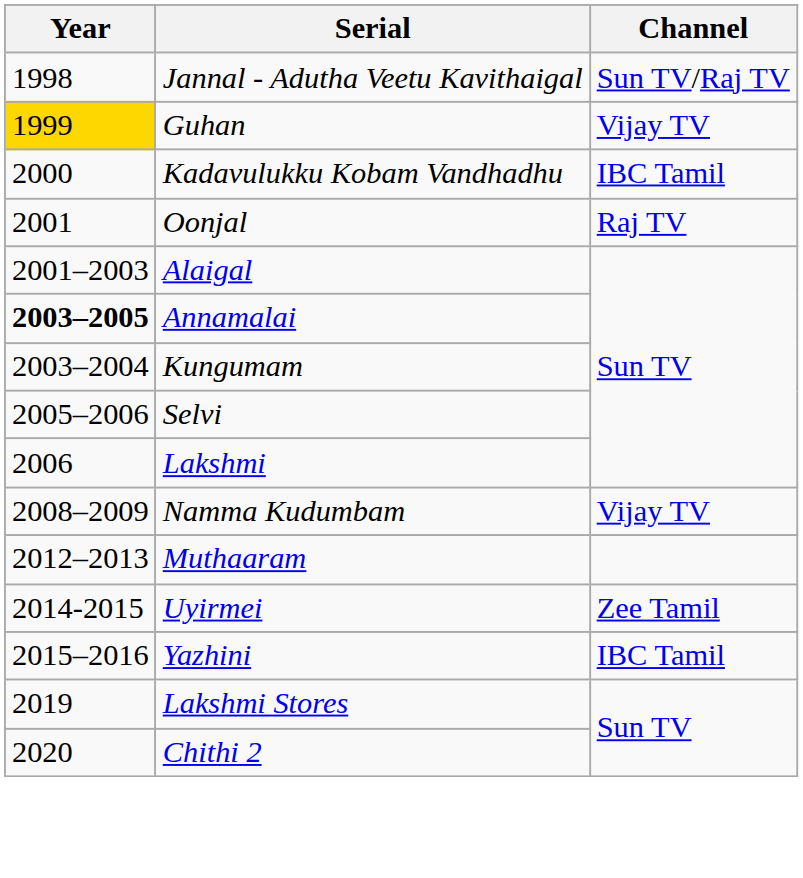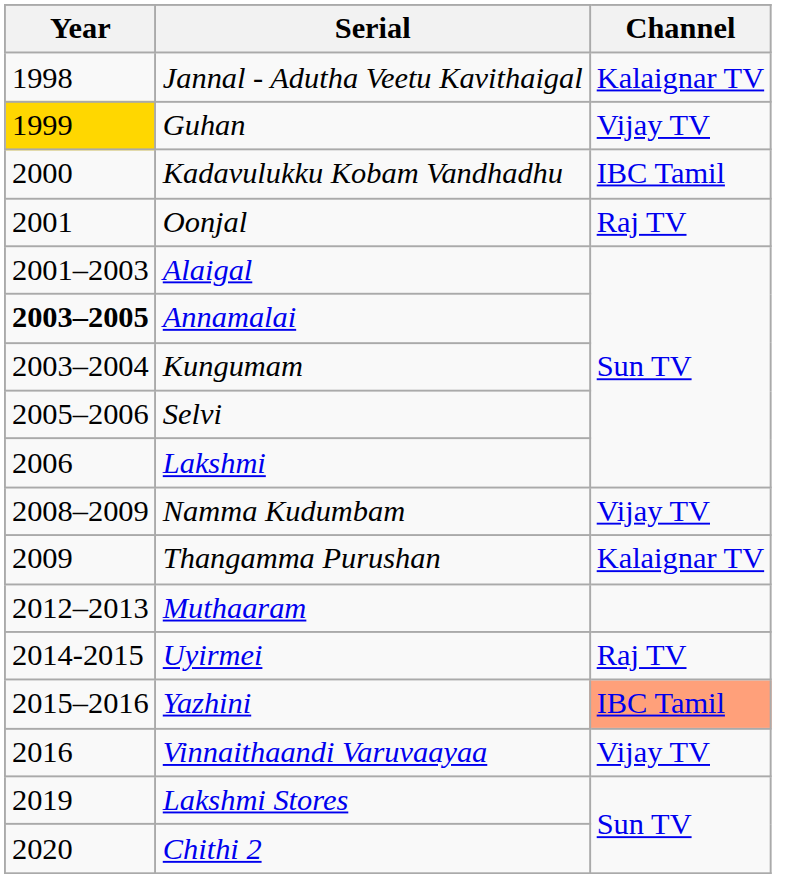(693, 76) Sun TV/Raj TV -> (680, 76) Kalaignar TV
+ row: (302, 558)
(658, 607) Zee Tamil -> (642, 655) Raj TV
(661, 655) no background -> (661, 703) lightsalmon background
+ row: (325, 751)
